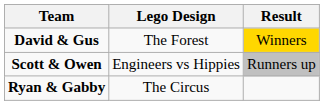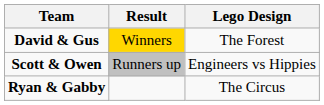columns swapped: (176, 16) <-> (281, 16)
